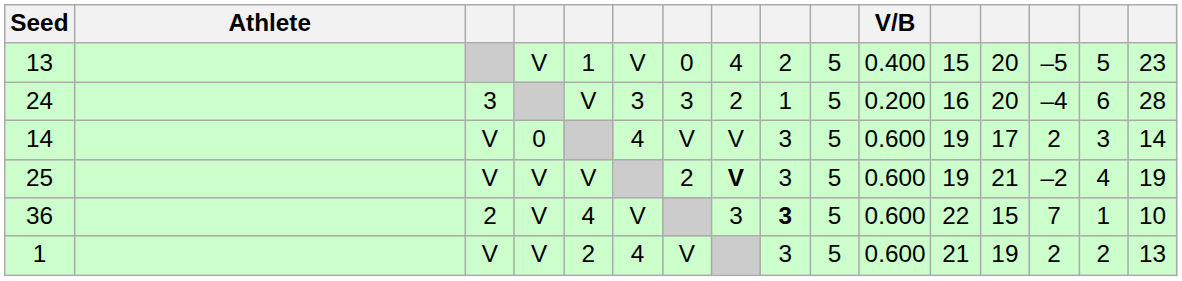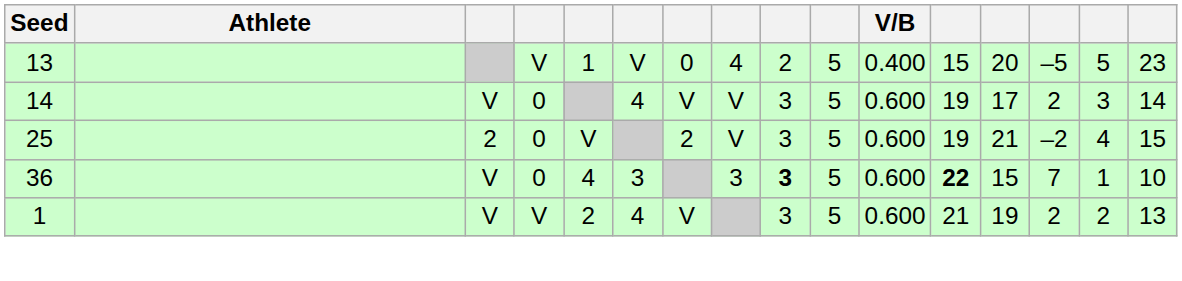- row: (39, 100)
(490, 178) V -> (490, 139) 2
(539, 178) V -> (539, 139) 0
(736, 178) bold -> (736, 139) normal
(1153, 178) 19 -> (1153, 139) 15
(490, 216) 2 -> (490, 178) V
(539, 216) V -> (539, 178) 0
(638, 216) V -> (638, 178) 3
(956, 216) normal -> (956, 178) bold
